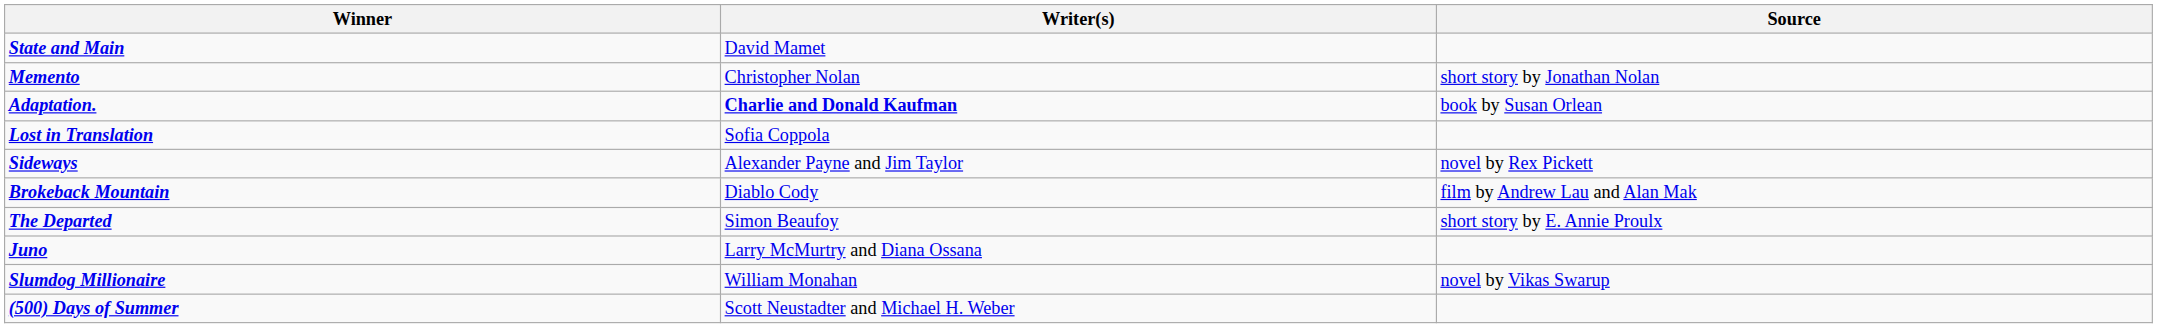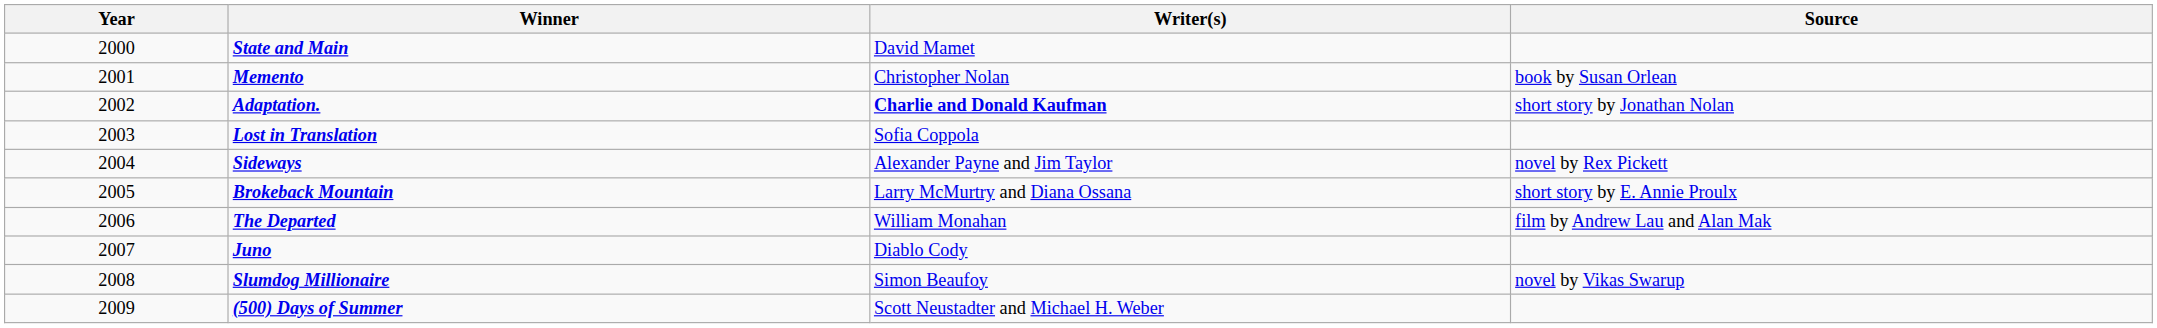+ column: (117, 18)
(1550, 76) short story by Jonathan Nolan -> (1596, 76) book by Susan Orlean
(1521, 105) book by Susan Orlean -> (1625, 105) short story by Jonathan Nolan
(771, 192) Diablo Cody -> (1003, 192) Larry McMurtry and Diana Ossana
(1569, 192) film by Andrew Lau and Alan Mak -> (1626, 192) short story by E. Annie Proulx
(782, 221) Simon Beaufoy -> (940, 221) William Monahan
(1551, 221) short story by E. Annie Proulx -> (1643, 221) film by Andrew Lau and Alan Mak
(853, 250) Larry McMurtry and Diana Ossana -> (921, 250) Diablo Cody
(791, 279) William Monahan -> (931, 279) Simon Beaufoy
